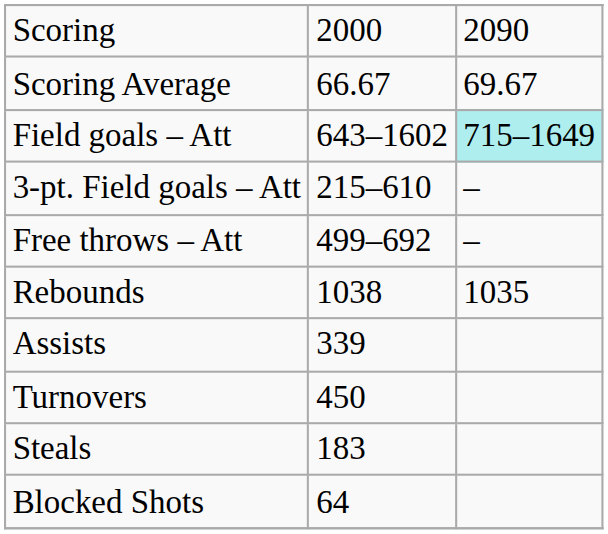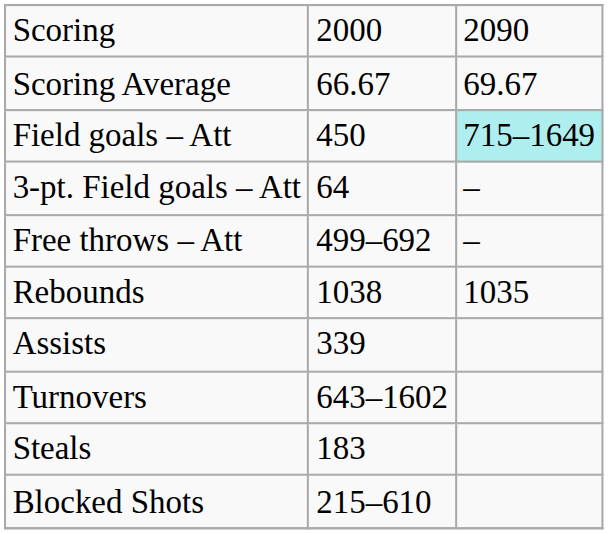(382, 135) 643–1602 -> (341, 135) 450
(374, 187) 215–610 -> (333, 187) 64
(341, 396) 450 -> (382, 396) 643–1602
(333, 501) 64 -> (374, 501) 215–610
